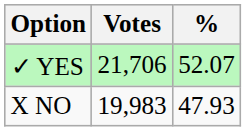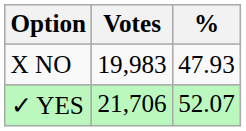rows swapped: (47, 65) <-> (41, 105)
